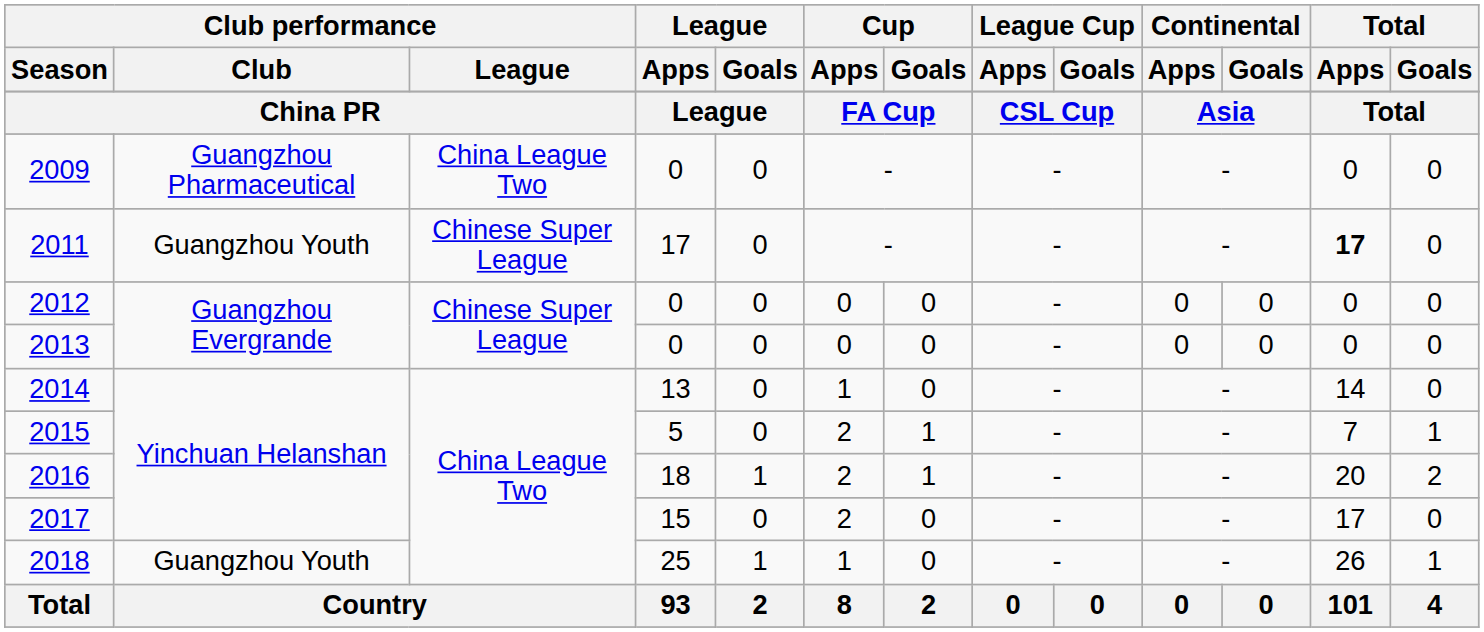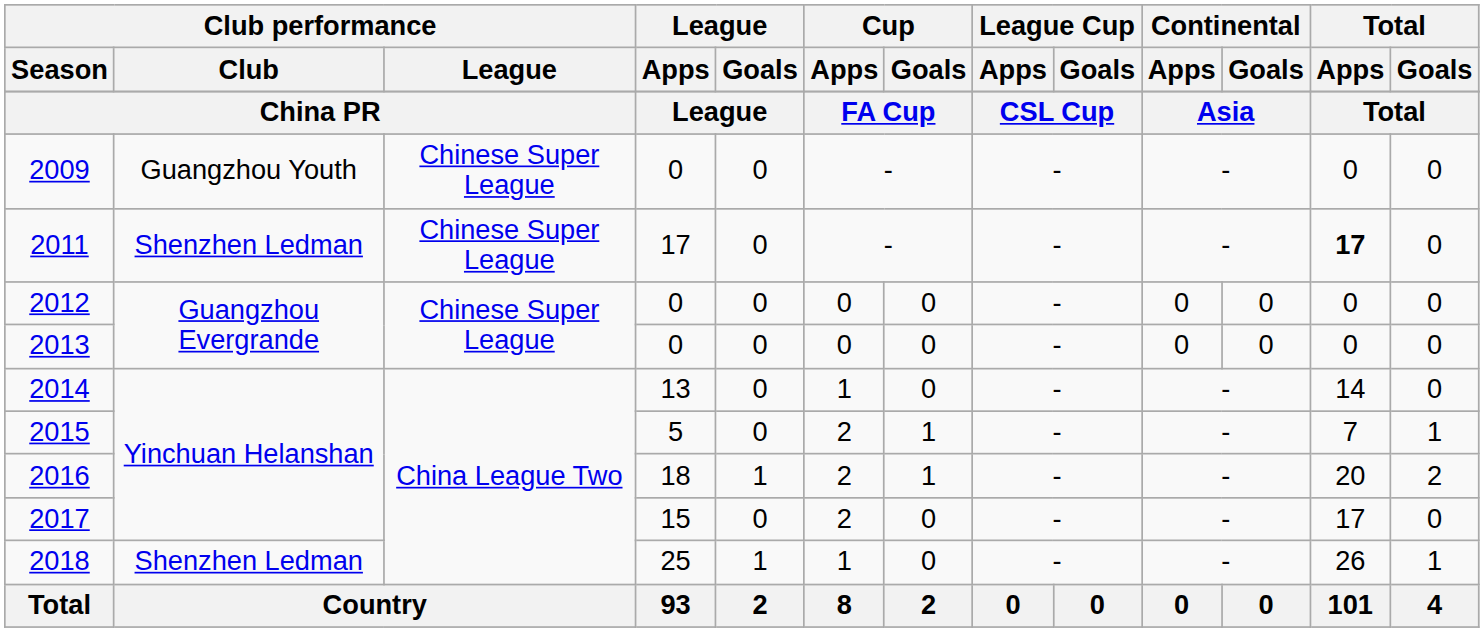(262, 170) Guangzhou Pharmaceutical -> (249, 170) Guangzhou Youth
(522, 170) China League Two -> (509, 170) Chinese Super League
(262, 244) Guangzhou Youth -> (249, 244) Shenzhen Ledman
(262, 561) Guangzhou Youth -> (249, 561) Shenzhen Ledman
